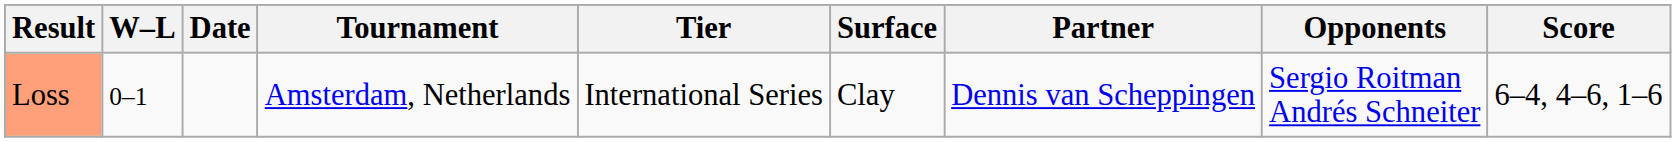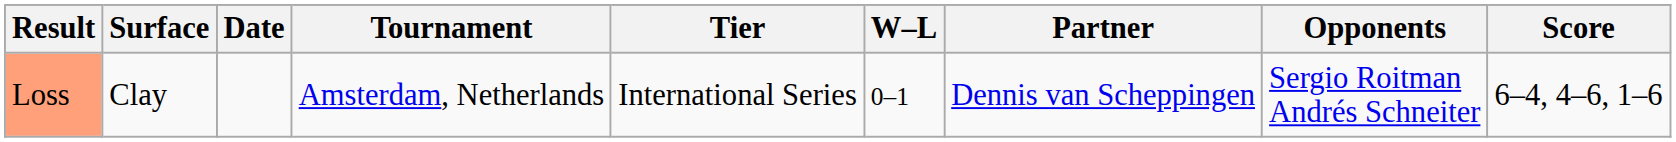columns swapped: (142, 28) <-> (887, 28)
